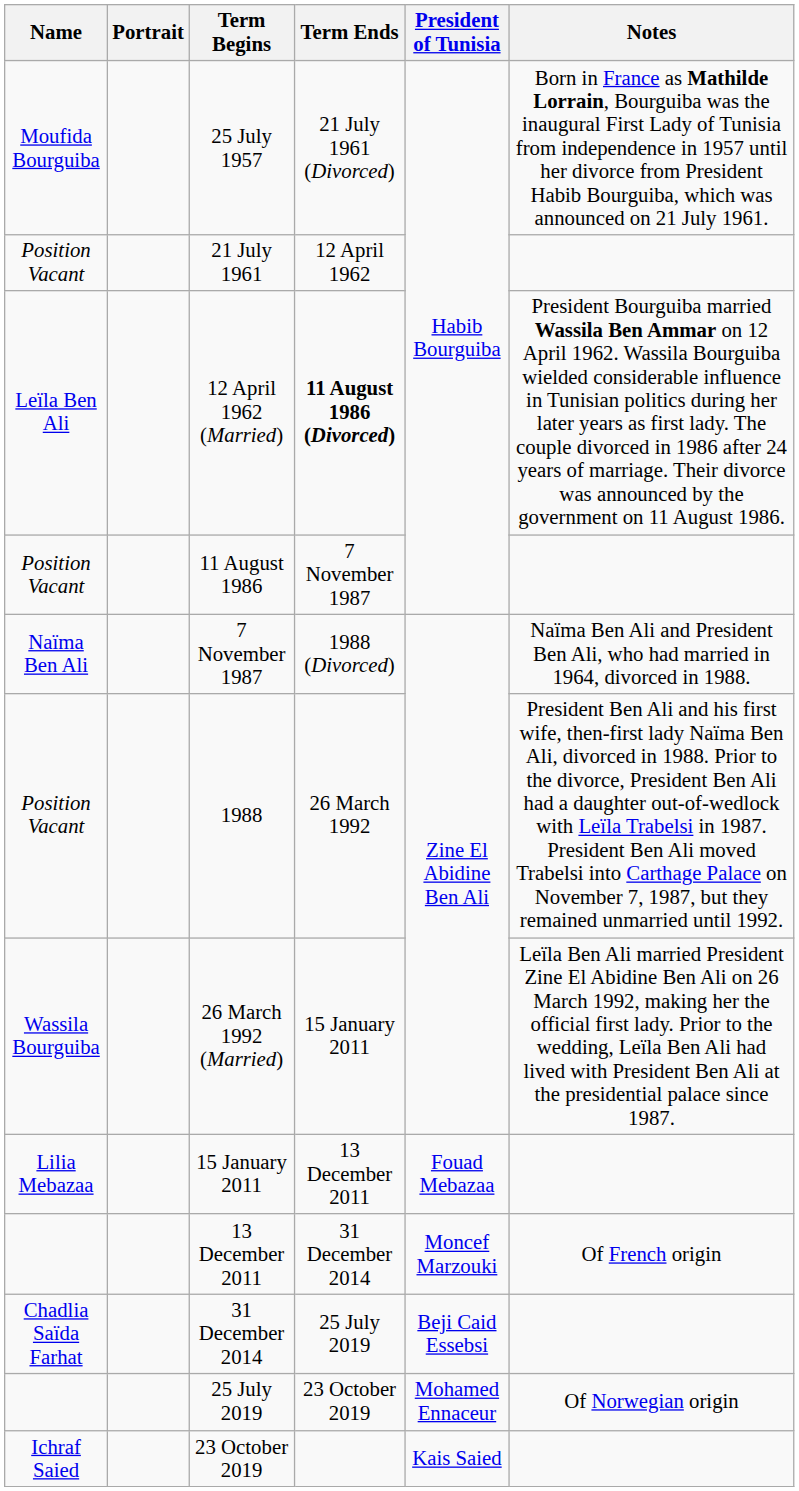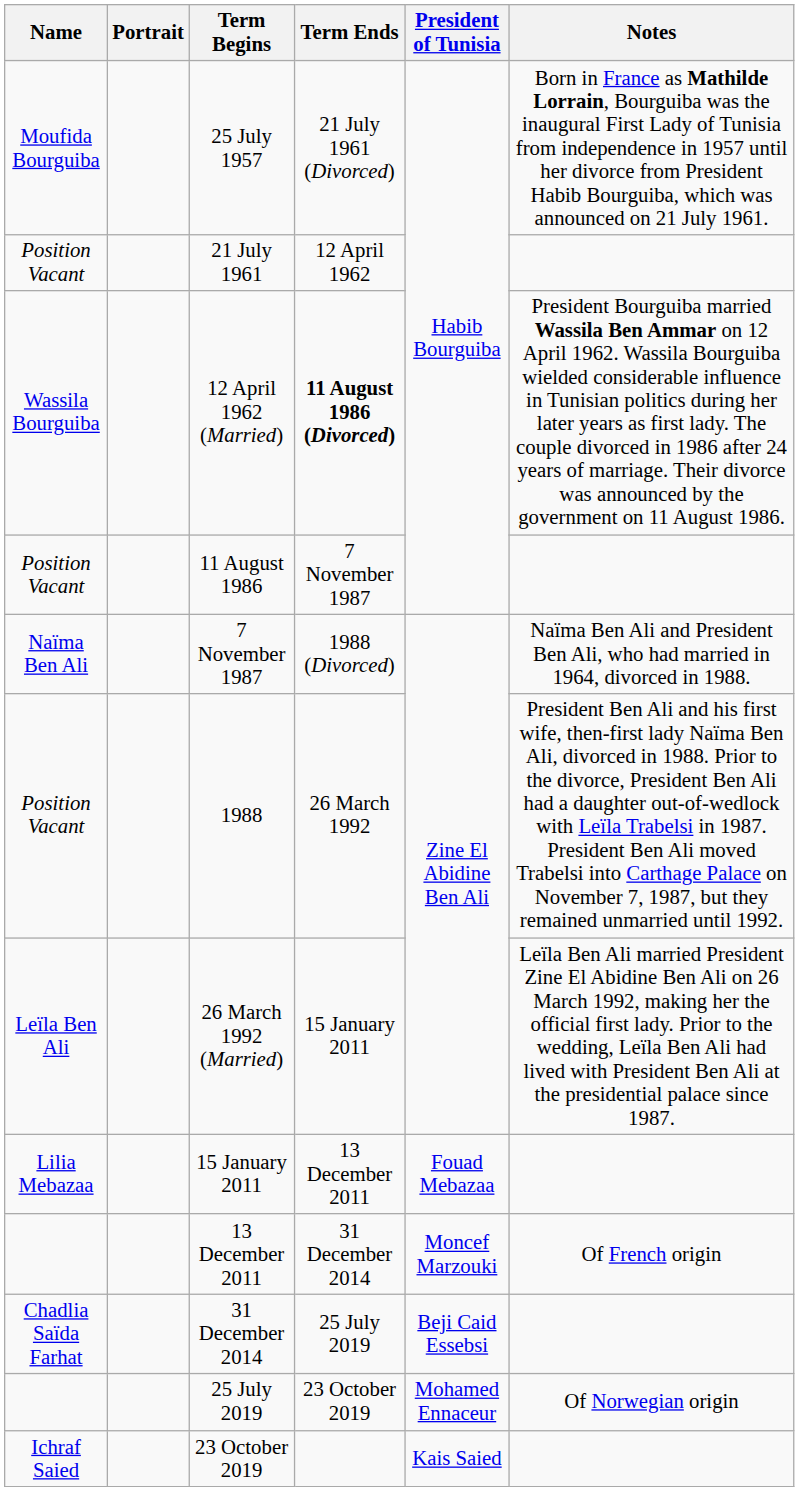(56, 412) Leïla Ben Ali -> (56, 412) Wassila Bourguiba
(56, 1035) Wassila Bourguiba -> (56, 1035) Leïla Ben Ali
